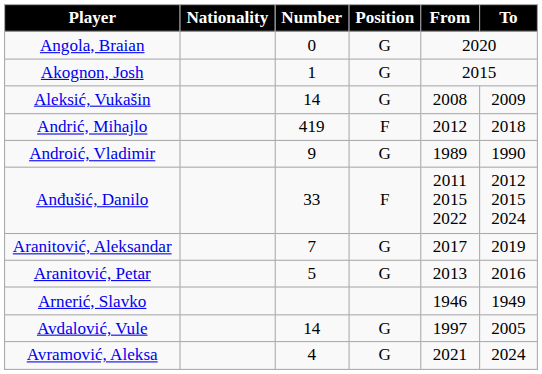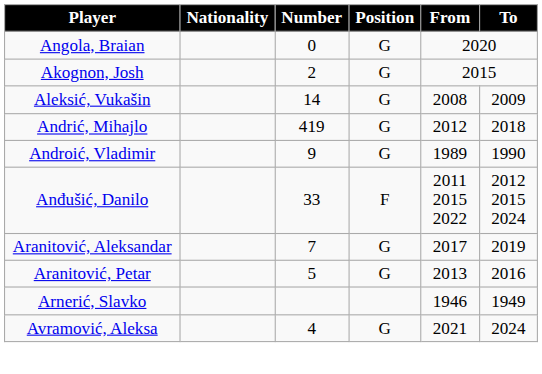(312, 72) 1 -> (312, 72) 2
(385, 126) F -> (385, 126) G
- row: (92, 328)
